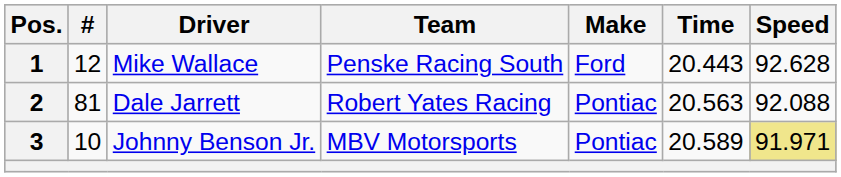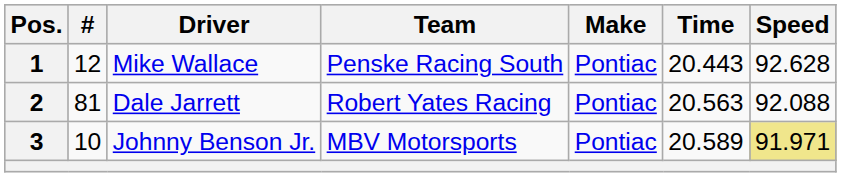(600, 63) Ford -> (616, 63) Pontiac
